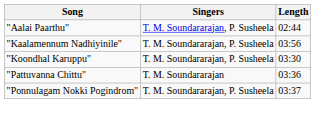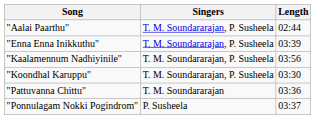+ row: (53, 43)
(208, 91) T. M. Soundararajan, P. Susheela -> (165, 106) P. Susheela
